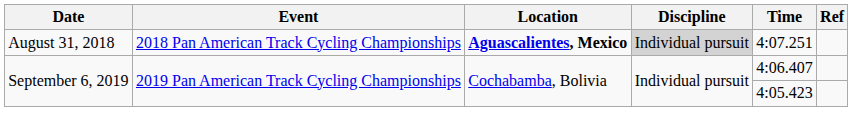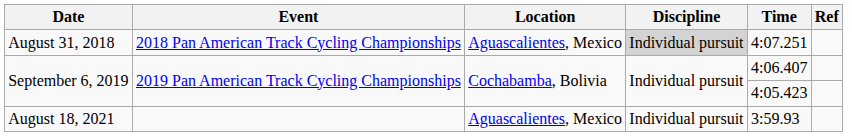(548, 42) bold -> (545, 42) normal
+ row: (61, 118)
